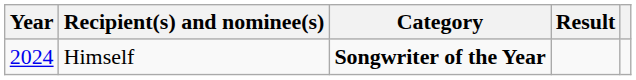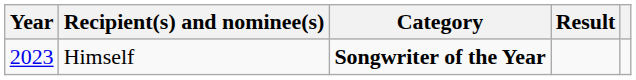(32, 56) 2024 -> (32, 56) 2023
